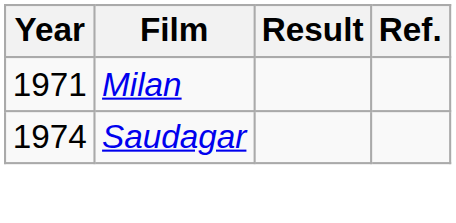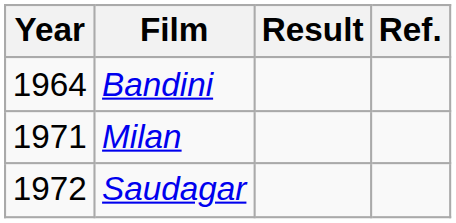+ row: (158, 83)
(50, 136) 1974 -> (50, 189) 1972
